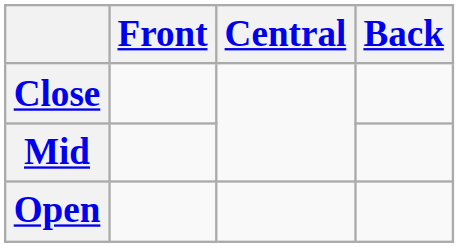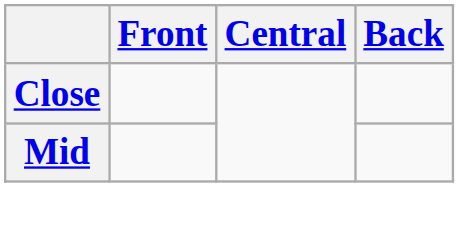- row: (57, 210)
